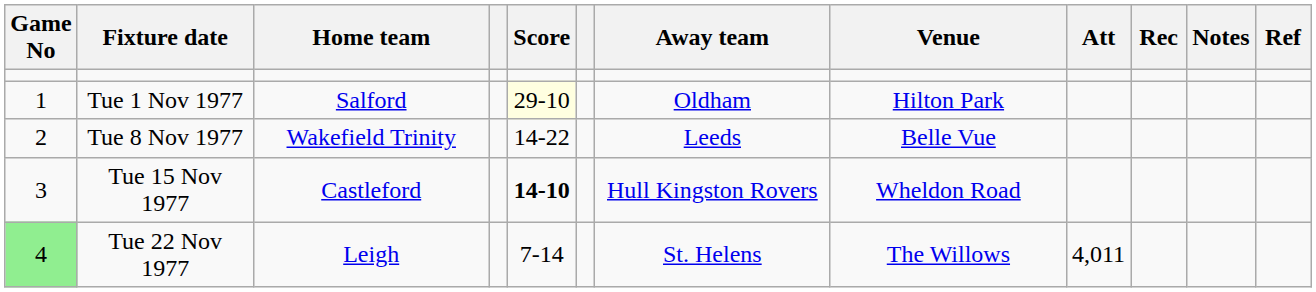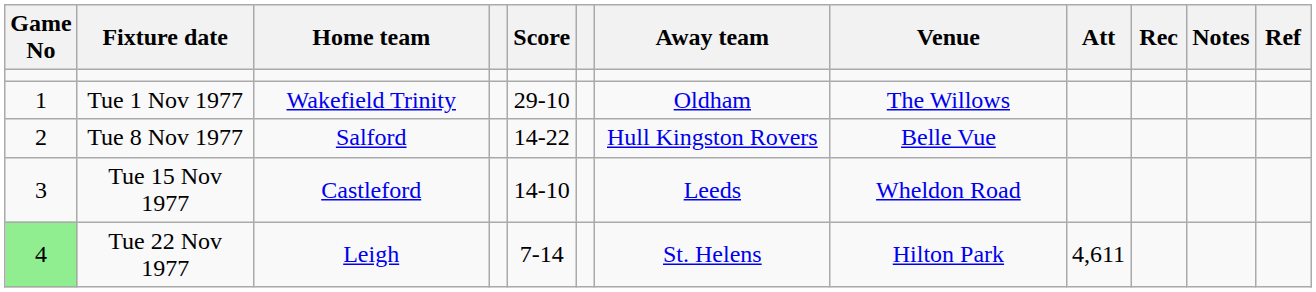(371, 99) Salford -> (371, 99) Wakefield Trinity
(542, 99) lightyellow background -> (542, 99) no background
(948, 99) Hilton Park -> (948, 99) The Willows
(371, 137) Wakefield Trinity -> (371, 137) Salford
(712, 137) Leeds -> (712, 137) Hull Kingston Rovers
(542, 189) bold -> (542, 189) normal
(712, 189) Hull Kingston Rovers -> (712, 189) Leeds
(948, 254) The Willows -> (948, 254) Hilton Park
(1099, 254) 4,011 -> (1099, 254) 4,611
